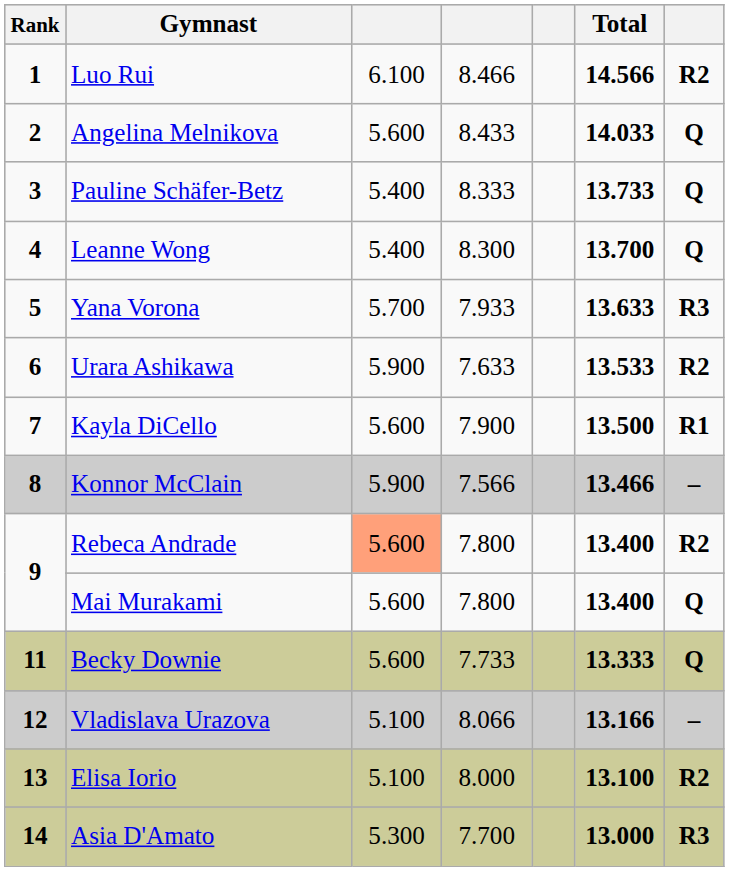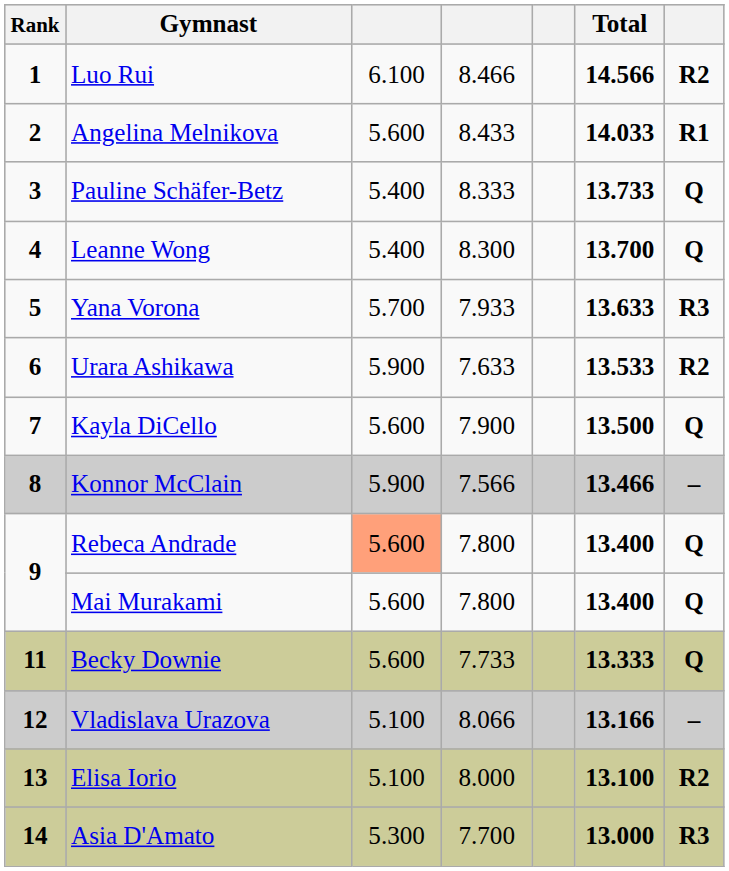(694, 132) Q -> (694, 132) R1
(694, 425) R1 -> (694, 425) Q
(694, 543) R2 -> (694, 543) Q
